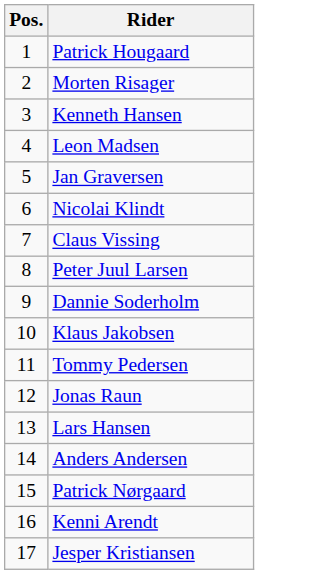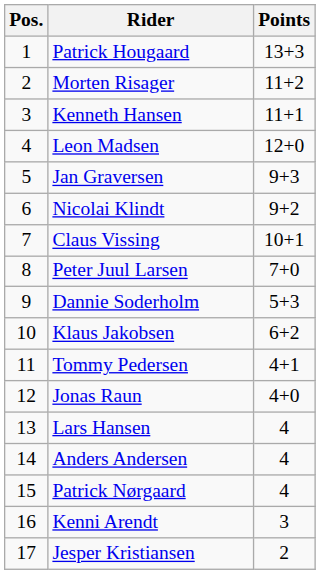+ column: (284, 20)
